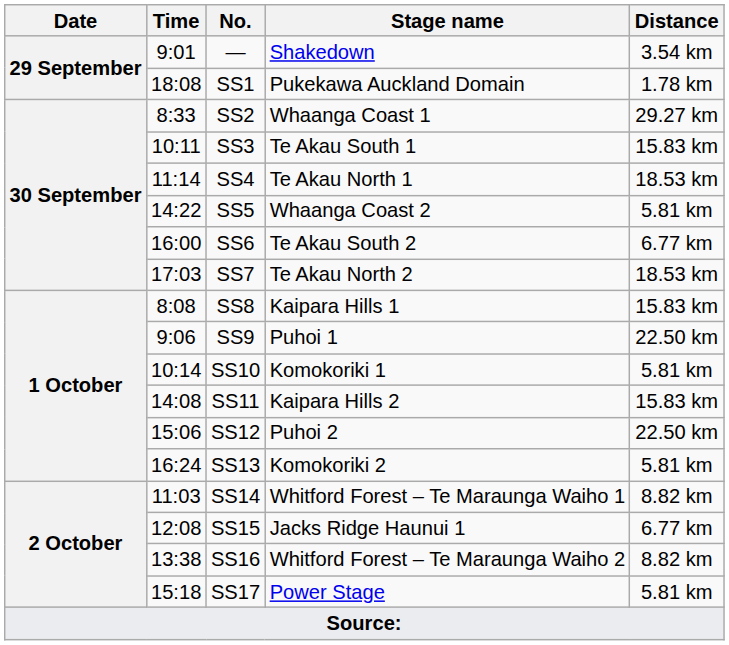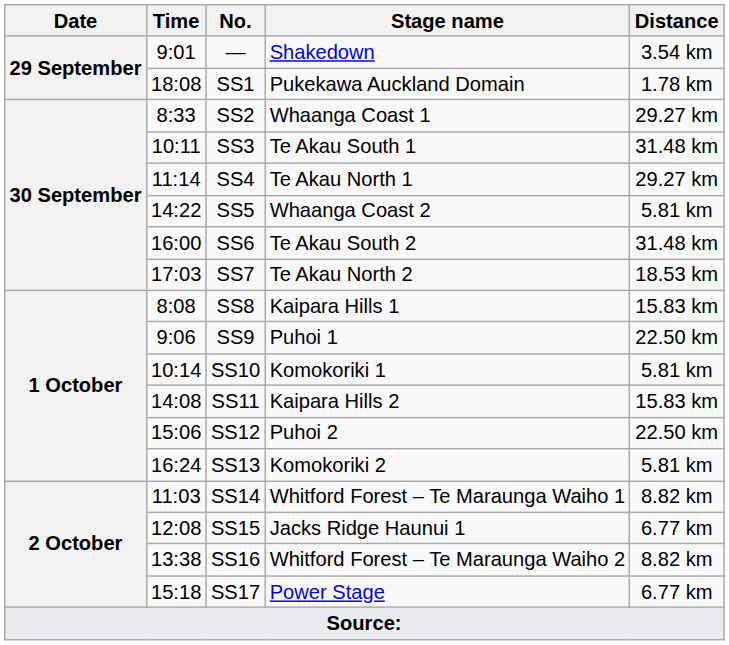(677, 147) 15.83 km -> (677, 147) 31.48 km
(677, 179) 18.53 km -> (677, 179) 29.27 km
(677, 242) 6.77 km -> (677, 242) 31.48 km
(677, 591) 5.81 km -> (677, 591) 6.77 km
